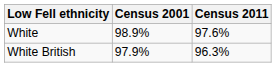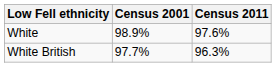(132, 52) 97.9% -> (132, 52) 97.7%
